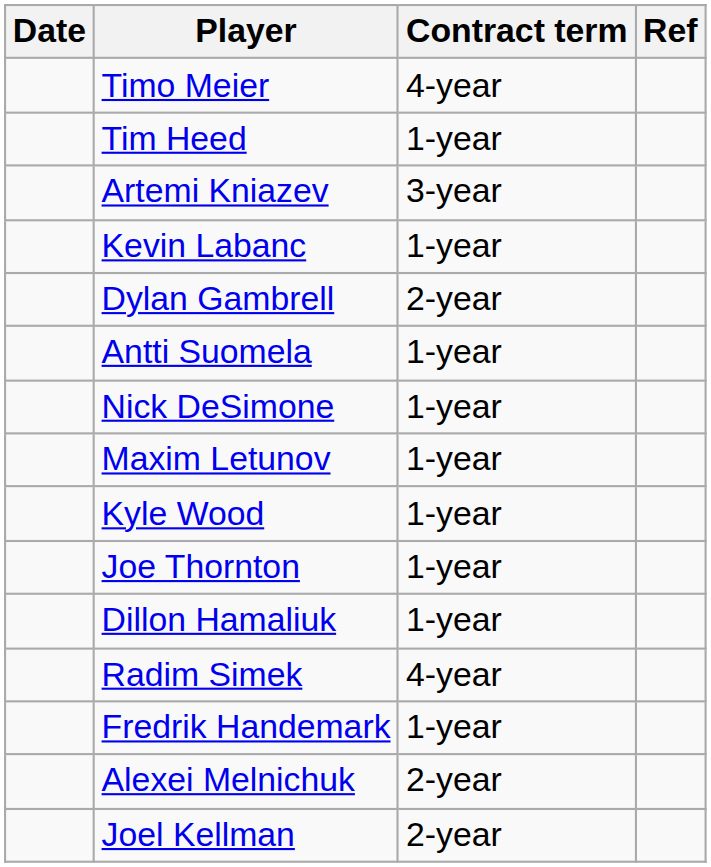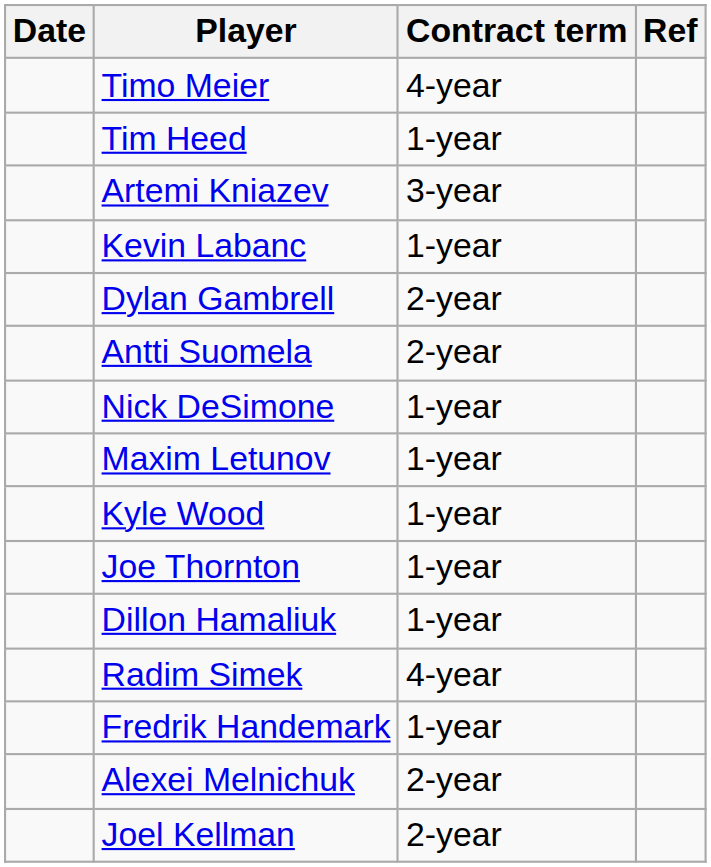(454, 352) 1-year -> (454, 352) 2-year
